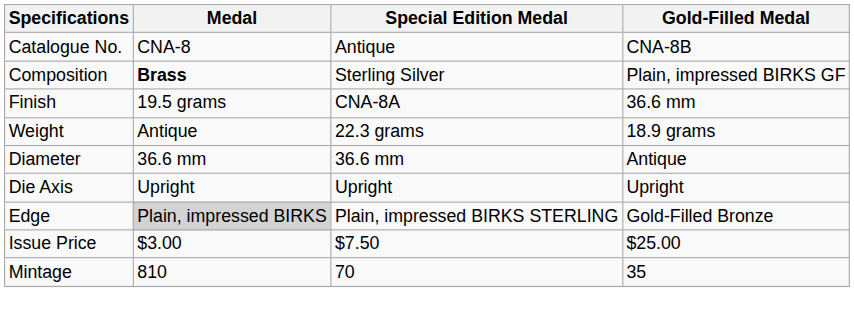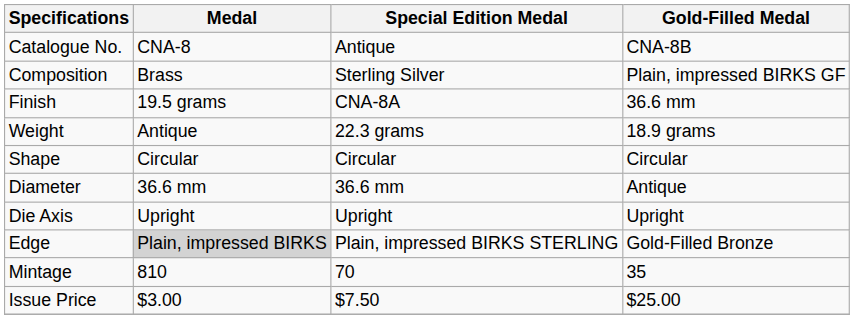(162, 74) bold -> (160, 74) normal
+ row: (34, 159)
rows swapped: (53, 243) <-> (40, 272)
